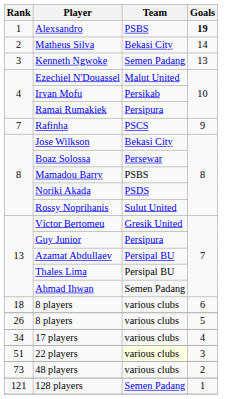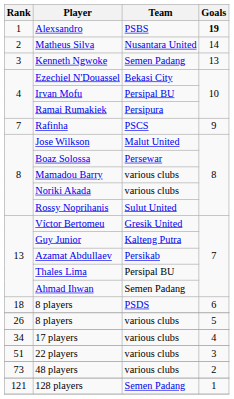(149, 45) Bekasi City -> (161, 45) Nusantara United
(152, 77) Malut United -> (149, 77) Bekasi City
(142, 93) Persikab -> (150, 93) Persipal BU
(149, 142) Bekasi City -> (152, 142) Malut United
(137, 175) PSBS -> (152, 175) various clubs
(137, 191) PSDS -> (152, 191) various clubs
(144, 239) Persipura -> (153, 239) Kalteng Putra
(150, 256) Persipal BU -> (142, 256) Persikab
(152, 304) various clubs -> (137, 304) PSDS
(152, 353) lightyellow background -> (152, 353) no background
